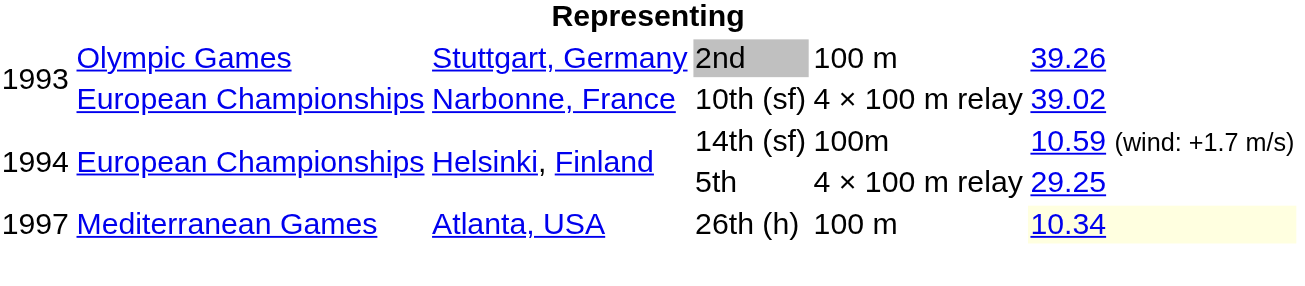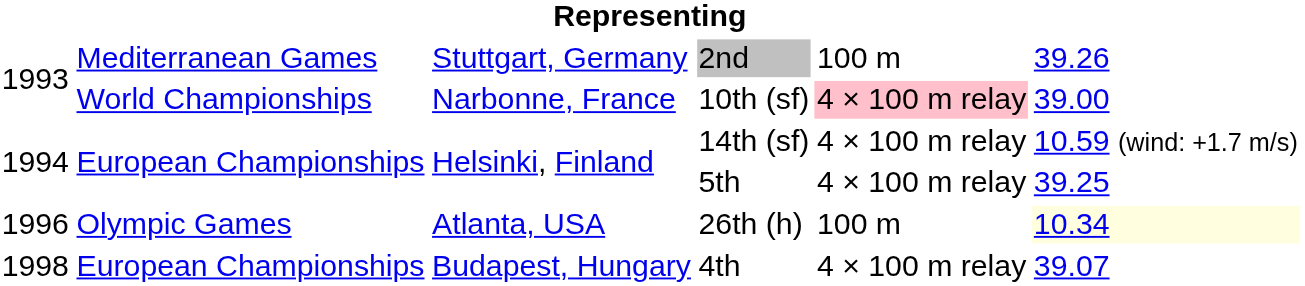(184, 57) Olympic Games -> (227, 57) Mediterranean Games
(251, 99) European Championships -> (224, 99) World Championships
(918, 99) no background -> (922, 99) pink background
(1068, 99) 39.02 -> (1072, 99) 39.00
(851, 140) 100m -> (922, 140) 4 × 100 m relay
(1068, 182) 29.25 -> (1072, 182) 39.25
(35, 224) 1997 -> (35, 224) 1996
(227, 224) Mediterranean Games -> (184, 224) Olympic Games
+ row: (720, 265)
